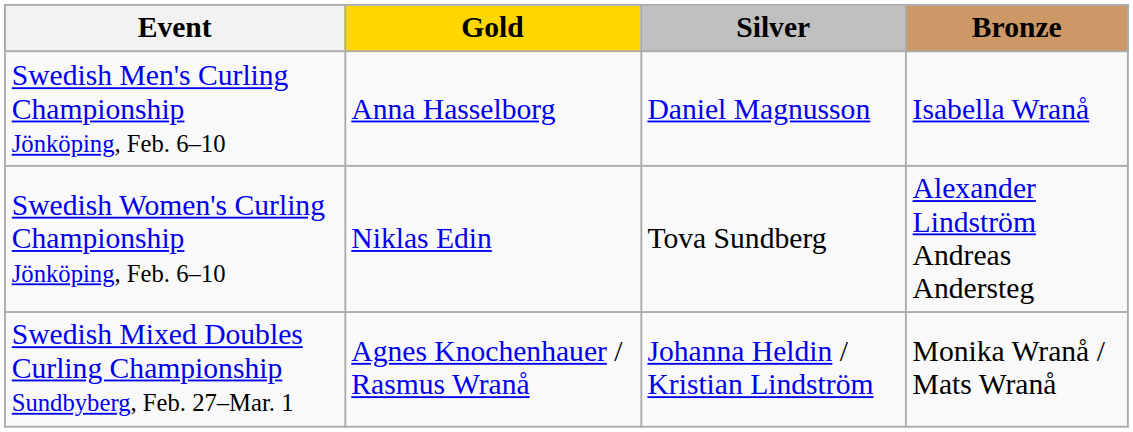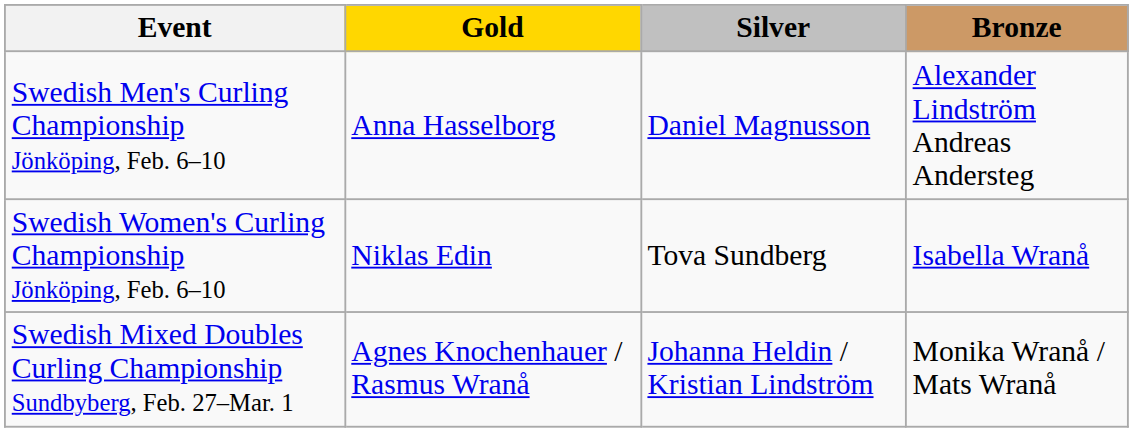(1001, 108) Isabella Wranå -> (974, 124) Alexander Lindström Andreas Andersteg
(974, 238) Alexander Lindström Andreas Andersteg -> (1001, 255) Isabella Wranå
